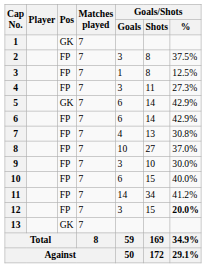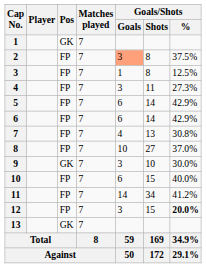(120, 57) no background -> (120, 57) lightsalmon background
(67, 103) GK -> (65, 103) FP
(65, 164) FP -> (67, 164) GK
